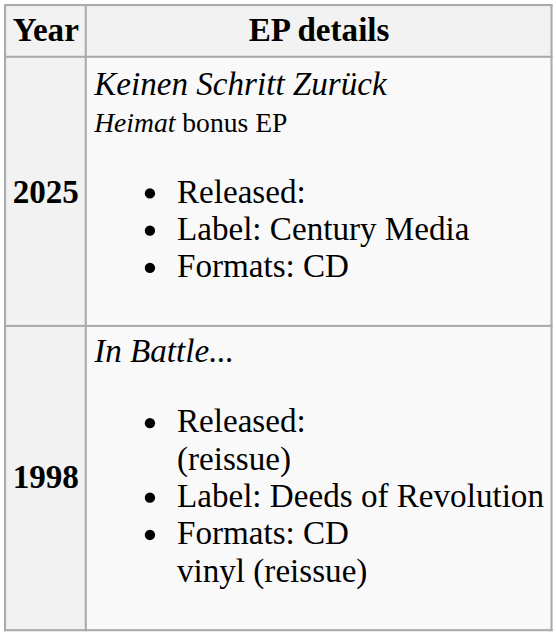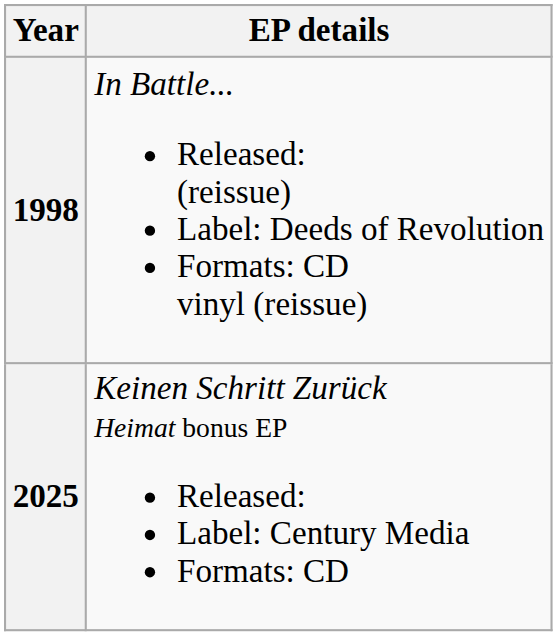rows swapped: (46, 477) <-> (46, 190)
